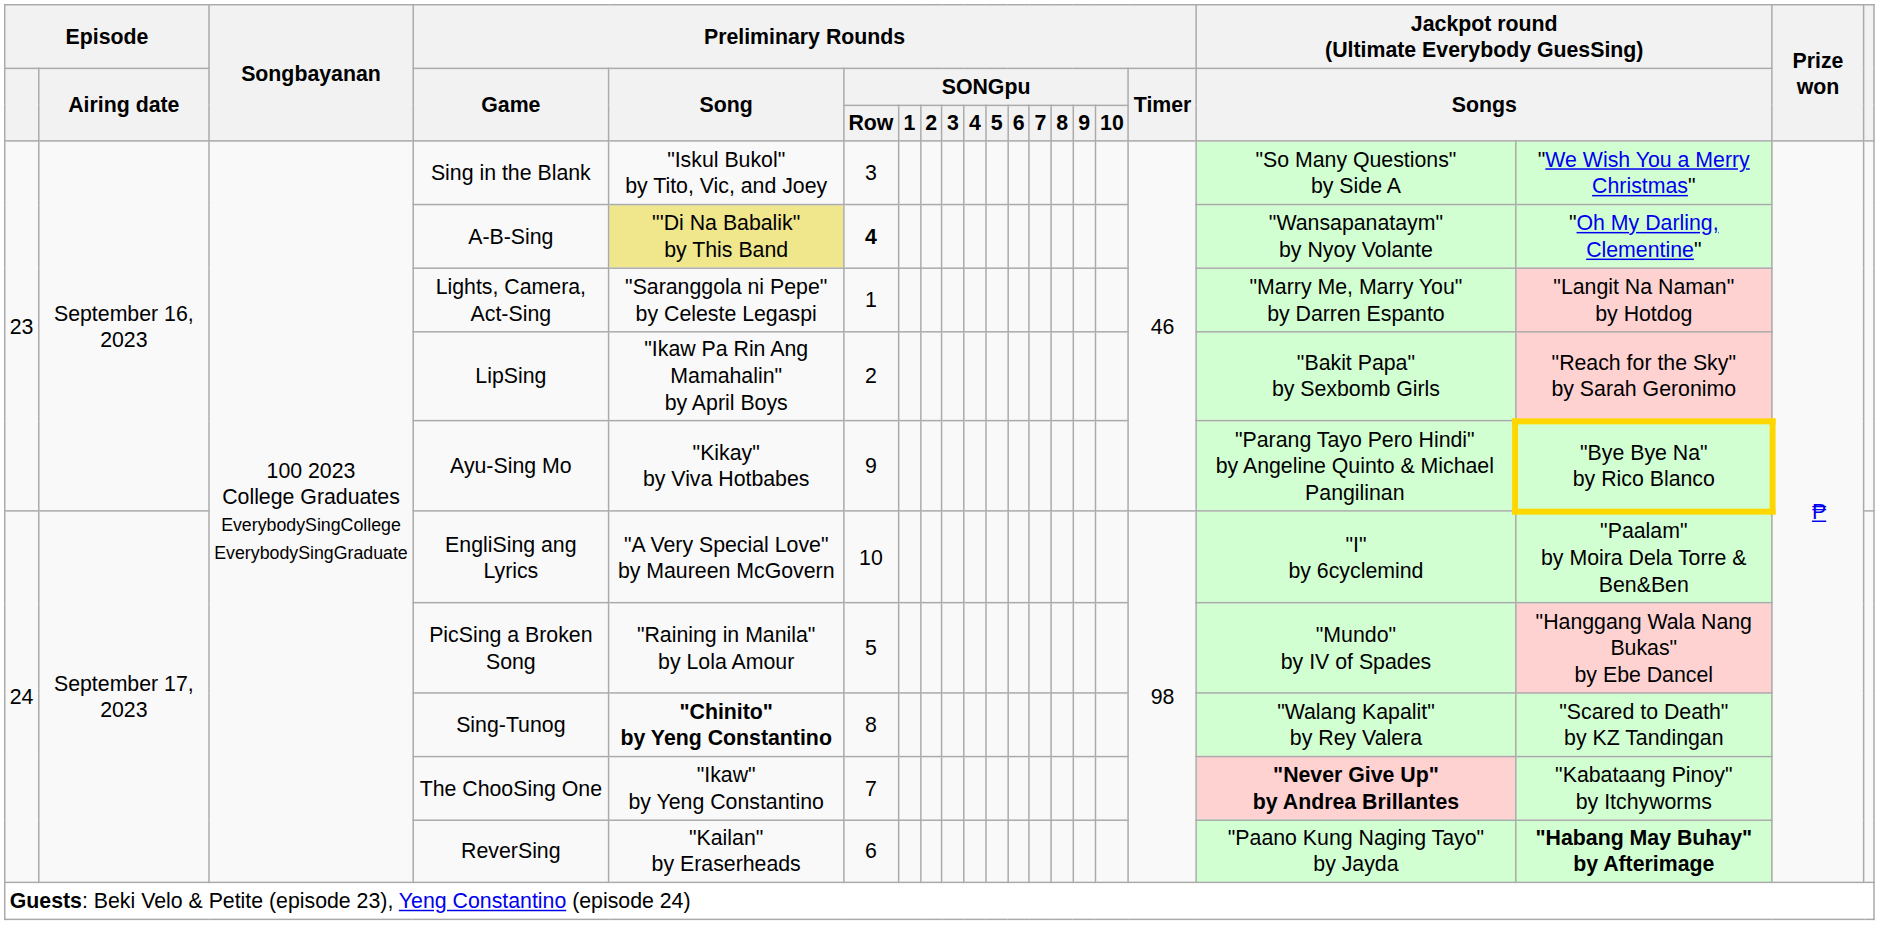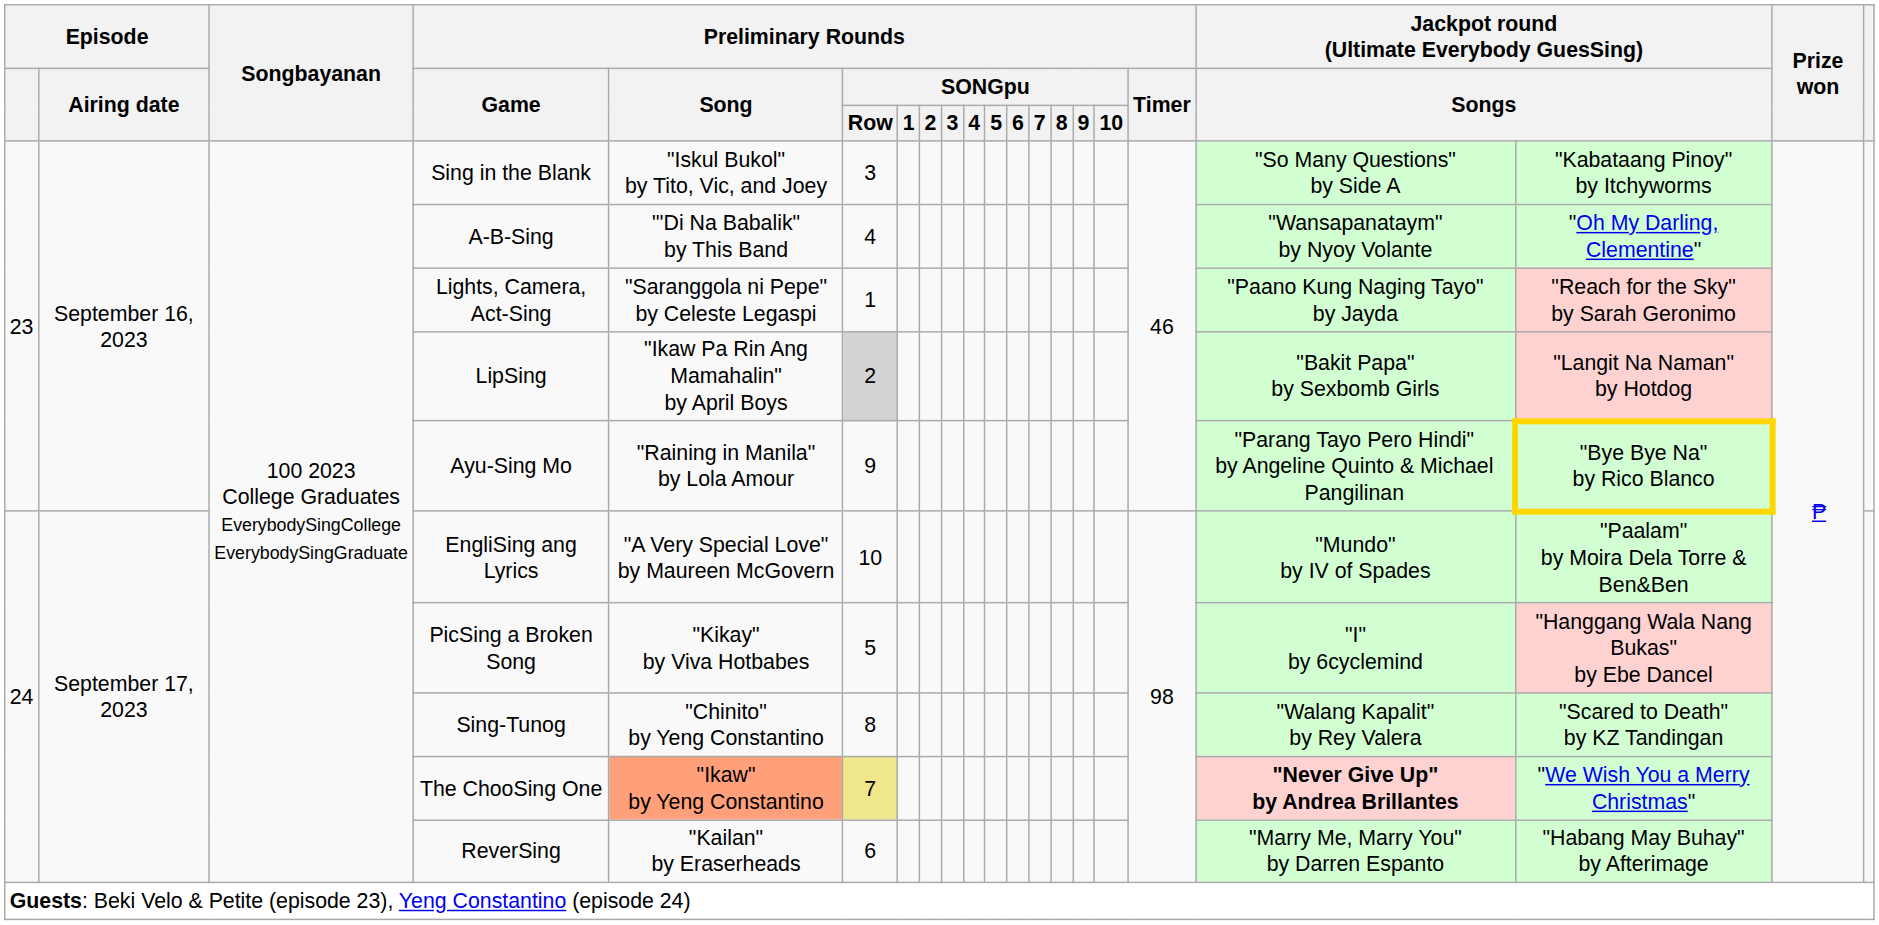(1644, 173) "We Wish You a Merry Christmas" -> (1644, 173) "Kabataang Pinoy" by Itchyworms
(726, 237) khaki background -> (726, 237) no background
(871, 237) bold -> (870, 237) normal
(1356, 300) "Marry Me, Marry You" by Darren Espanto -> (1355, 300) "Paano Kung Naging Tayo" by Jayda
(1644, 300) "Langit Na Naman" by Hotdog -> (1644, 300) "Reach for the Sky" by Sarah Geronimo
(871, 376) no background -> (870, 376) lightgrey background
(1644, 375) "Reach for the Sky" by Sarah Geronimo -> (1644, 375) "Langit Na Naman" by Hotdog
(726, 466) "Kikay" by Viva Hotbabes -> (726, 466) "Raining in Manila" by Lola Amour
(1356, 557) "I" by 6cyclemind -> (1355, 557) "Mundo" by IV of Spades
(726, 648) "Raining in Manila" by Lola Amour -> (726, 648) "Kikay" by Viva Hotbabes
(1356, 648) "Mundo" by IV of Spades -> (1355, 648) "I" by 6cyclemind
(726, 725) bold -> (726, 725) normal
(726, 788) no background -> (726, 788) lightsalmon background
(871, 788) no background -> (870, 788) khaki background
(1644, 788) "Kabataang Pinoy" by Itchyworms -> (1644, 788) "We Wish You a Merry Christmas"
(1356, 852) "Paano Kung Naging Tayo" by Jayda -> (1355, 852) "Marry Me, Marry You" by Darren Espanto
(1644, 852) bold -> (1644, 852) normal
